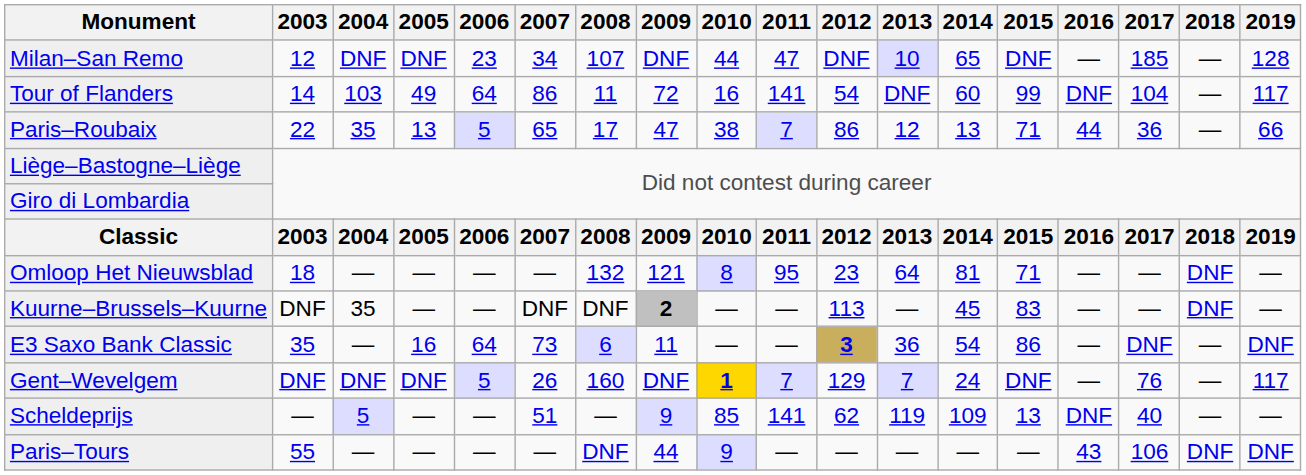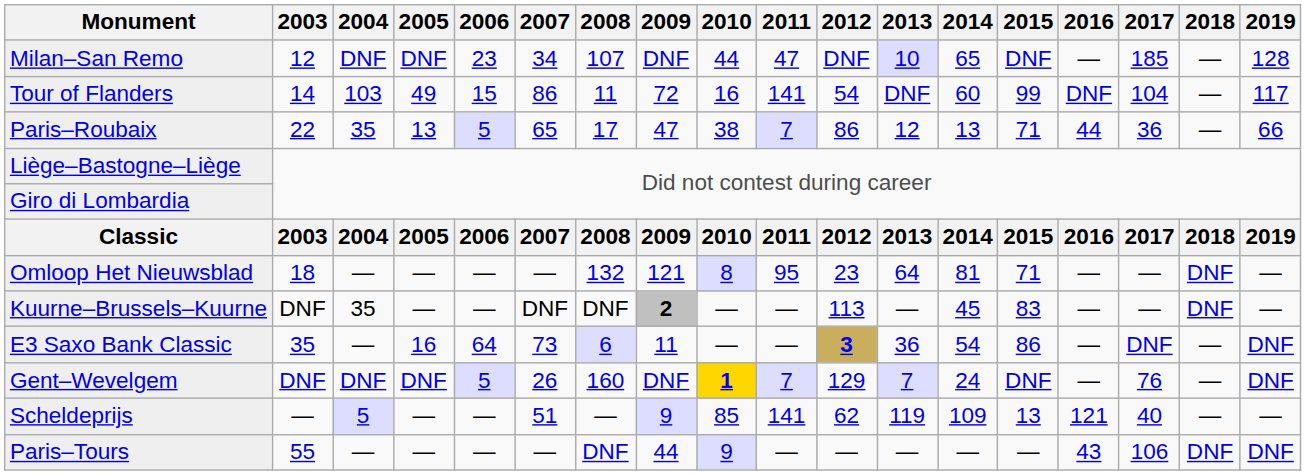(484, 93) 64 -> (484, 93) 15
(1271, 380) 117 -> (1271, 380) DNF
(1089, 415) DNF -> (1089, 415) 121
